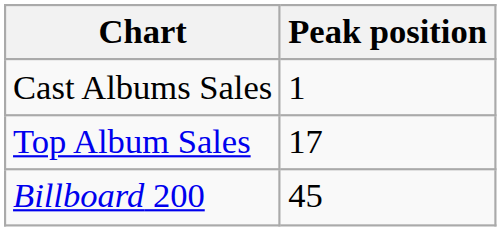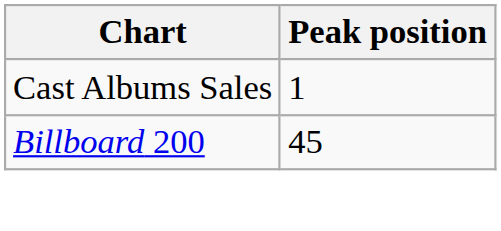- row: (132, 141)
